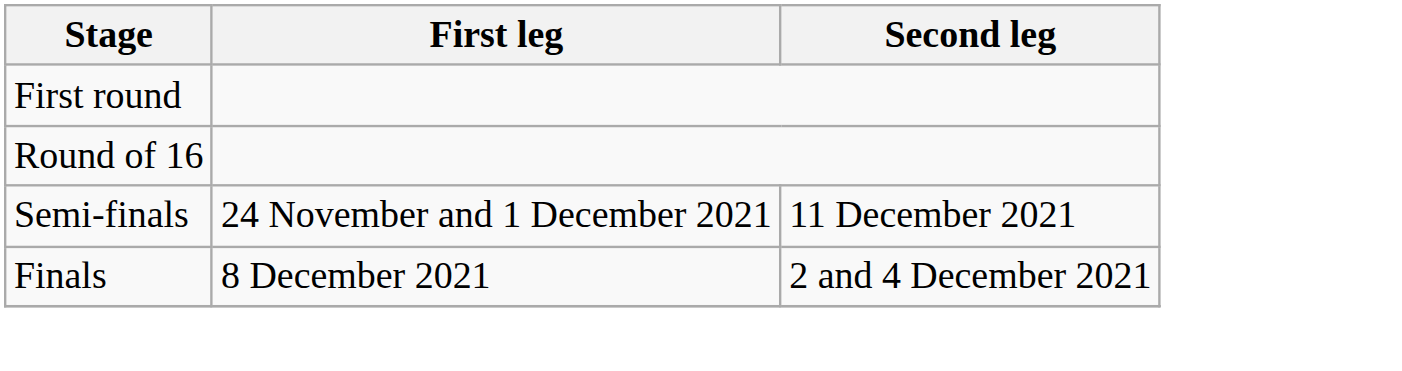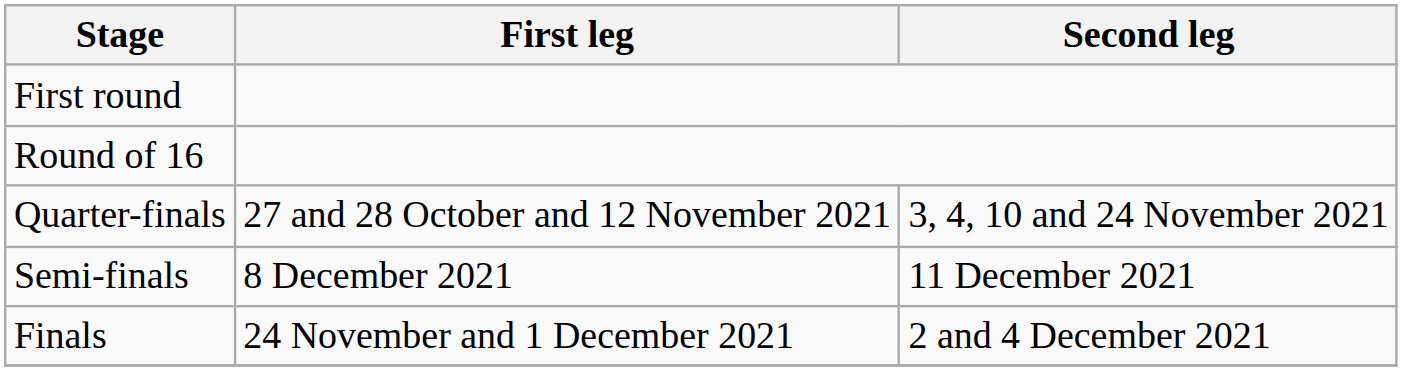+ row: (120, 214)
(496, 214) 24 November and 1 December 2021 -> (378, 275) 8 December 2021
(356, 275) 8 December 2021 -> (519, 335) 24 November and 1 December 2021
